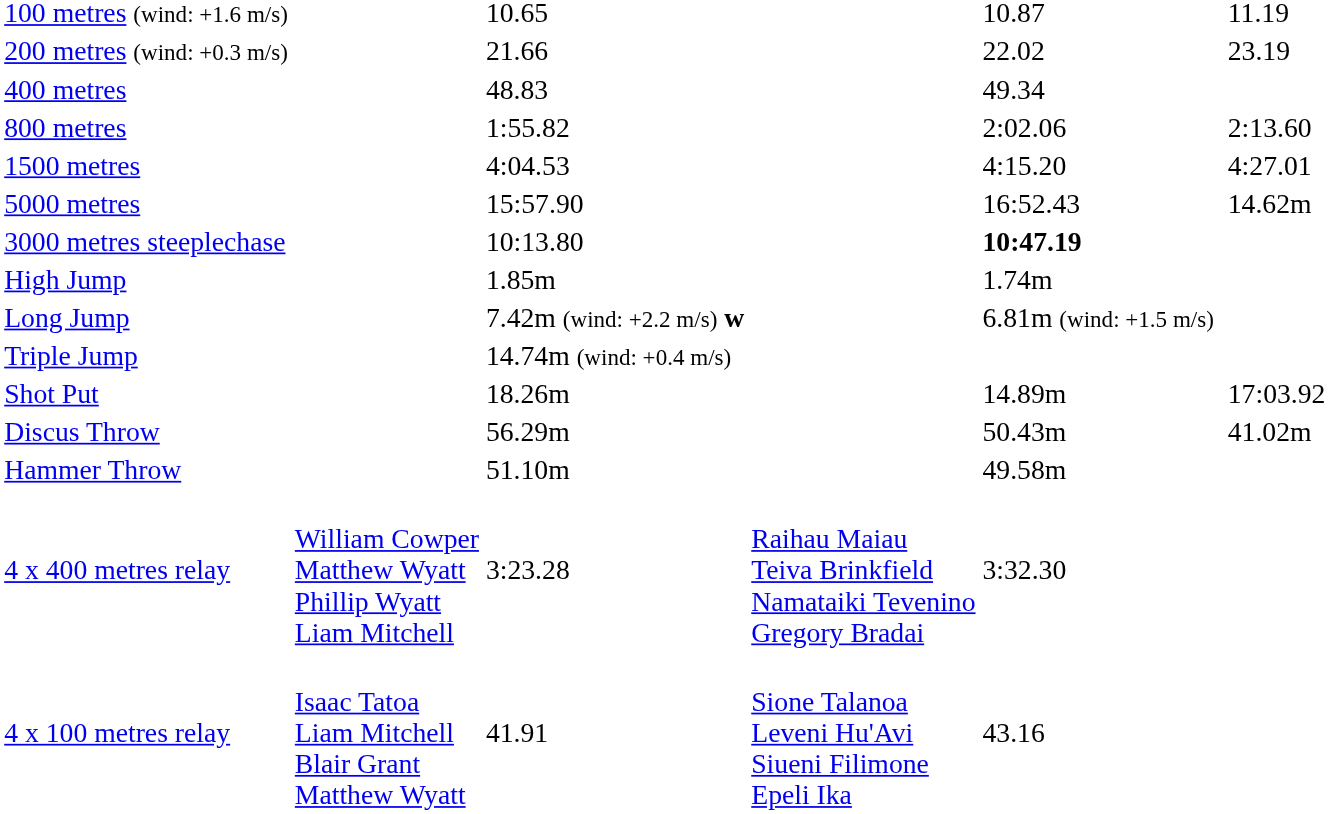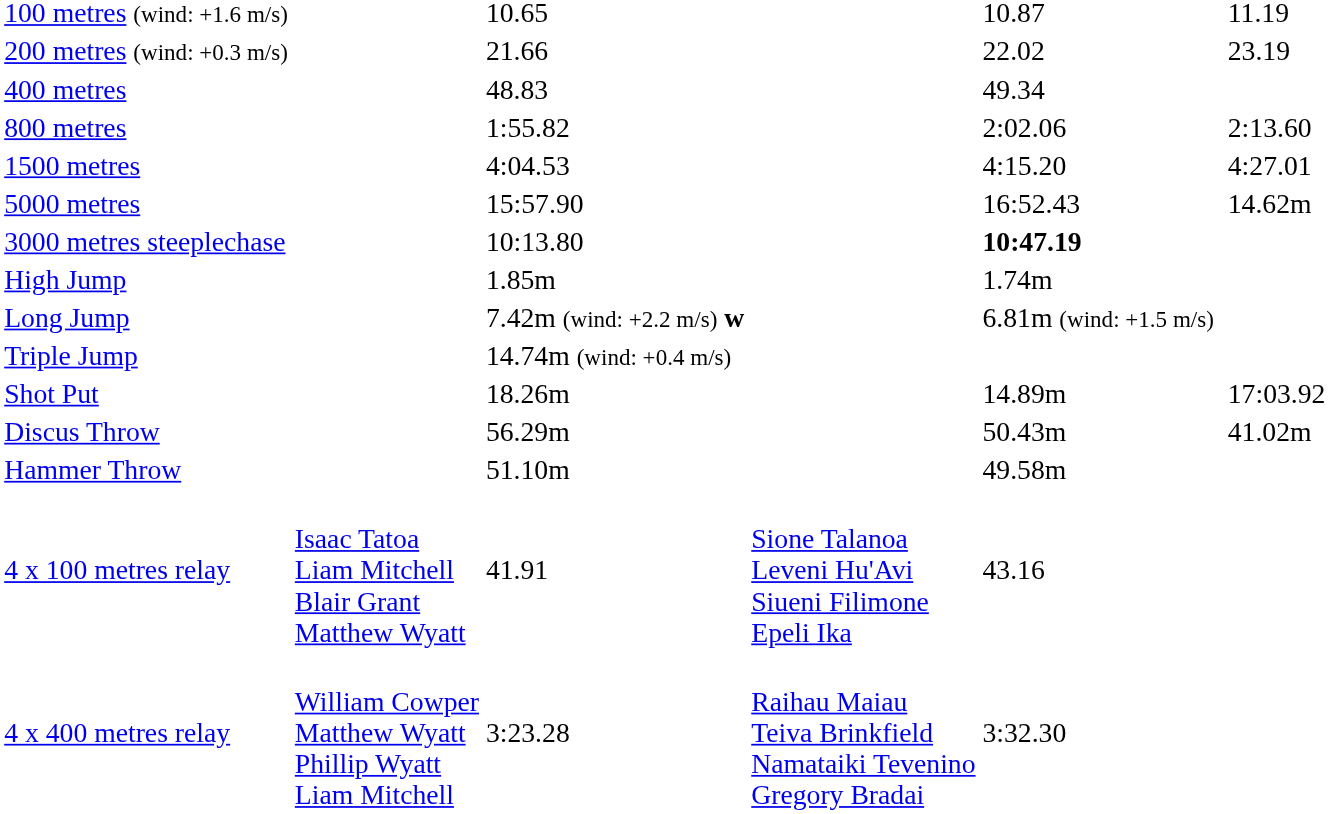rows swapped: (117, 733) <-> (117, 570)
